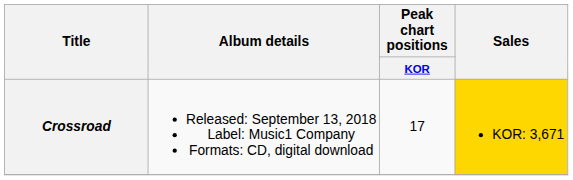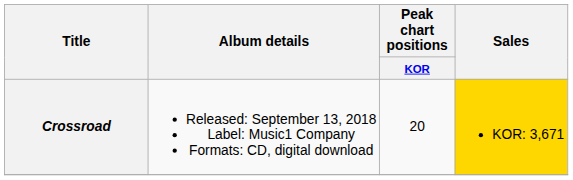(417, 126) 17 -> (417, 126) 20
